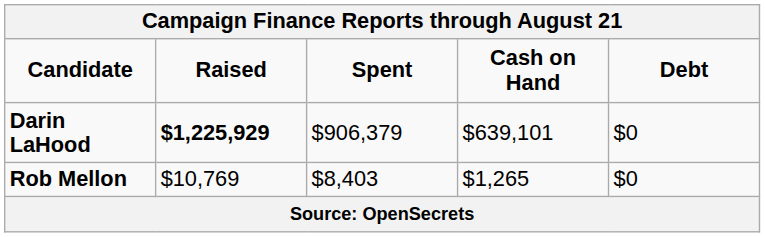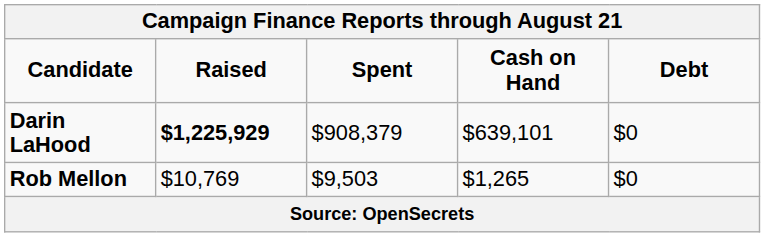(357, 132) $906,379 -> (357, 132) $908,379
(345, 179) $8,403 -> (345, 179) $9,503
